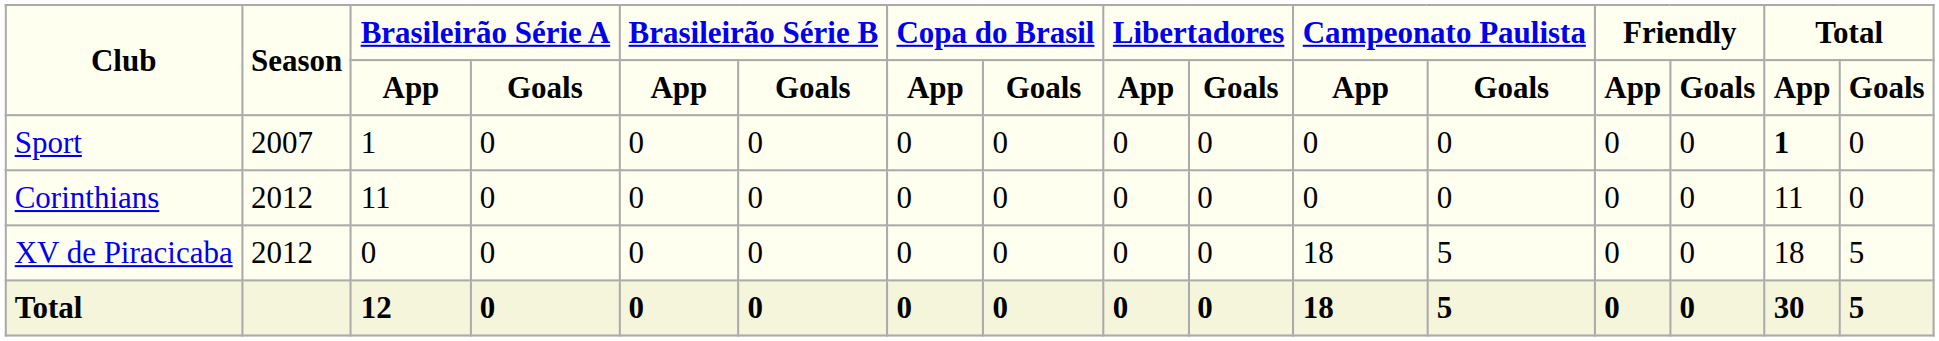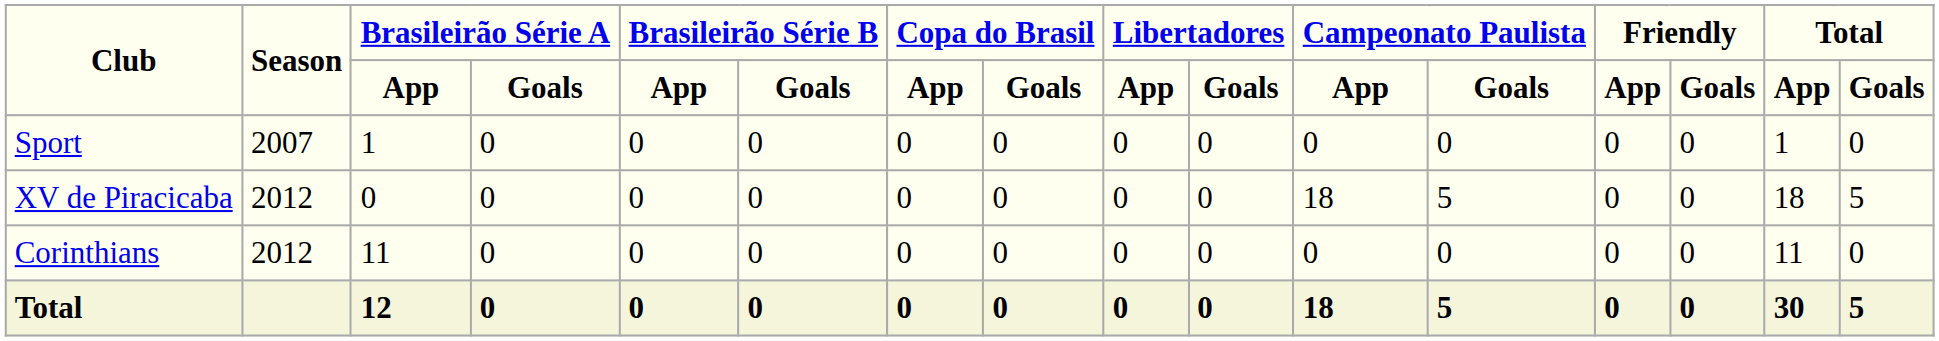(1781, 142) bold -> (1781, 142) normal
rows swapped: (124, 252) <-> (87, 197)
